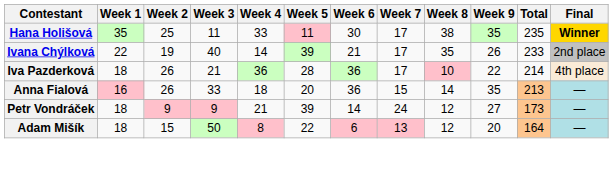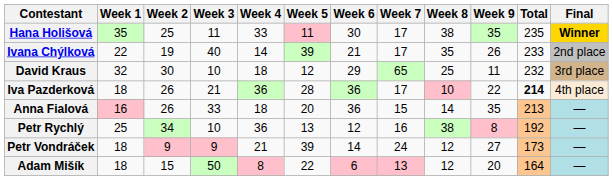+ row: (51, 71)
(534, 71) normal -> (534, 90) bold
+ row: (51, 128)
